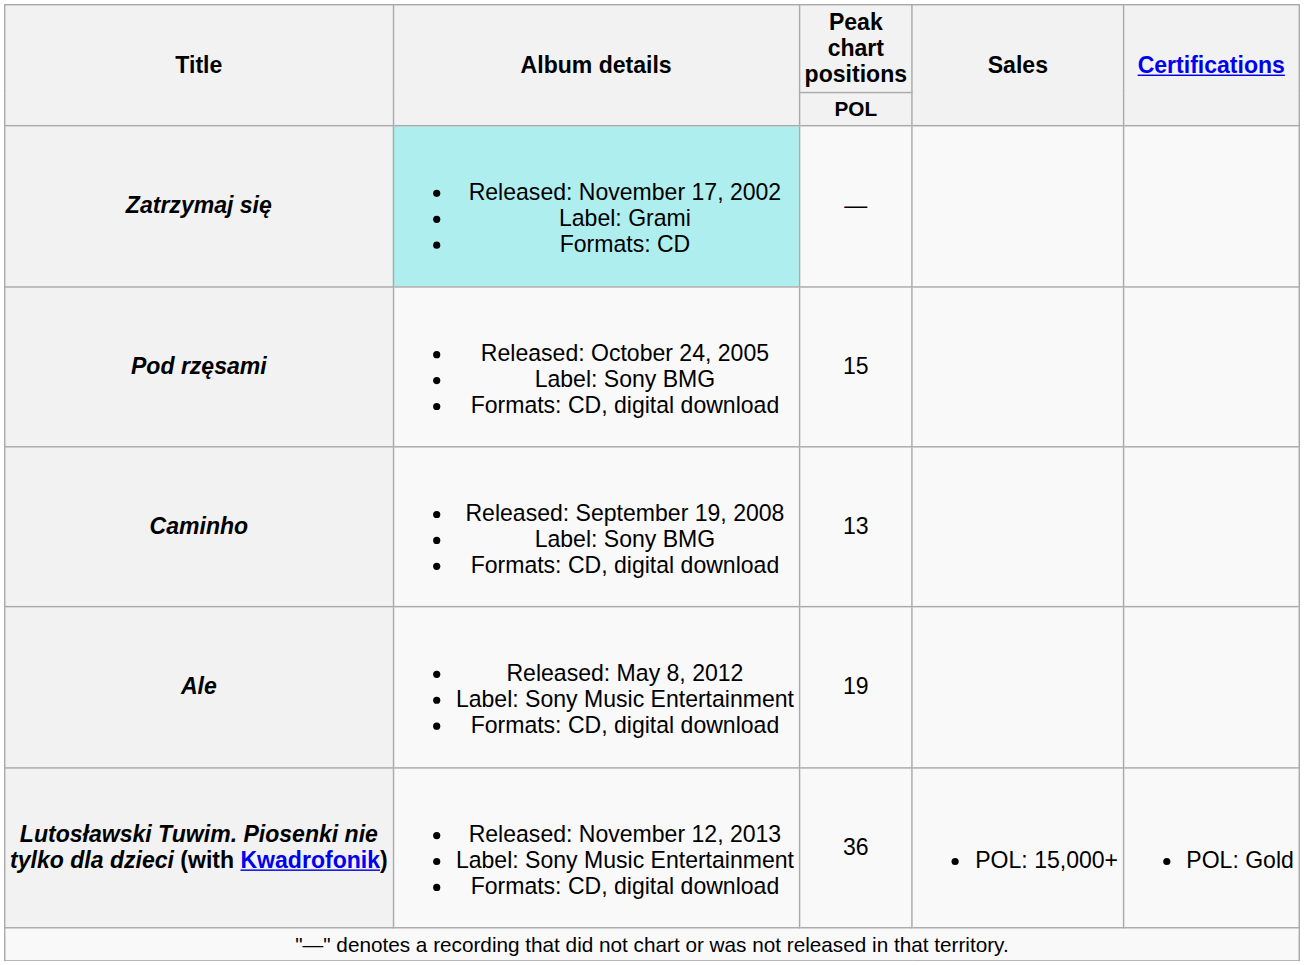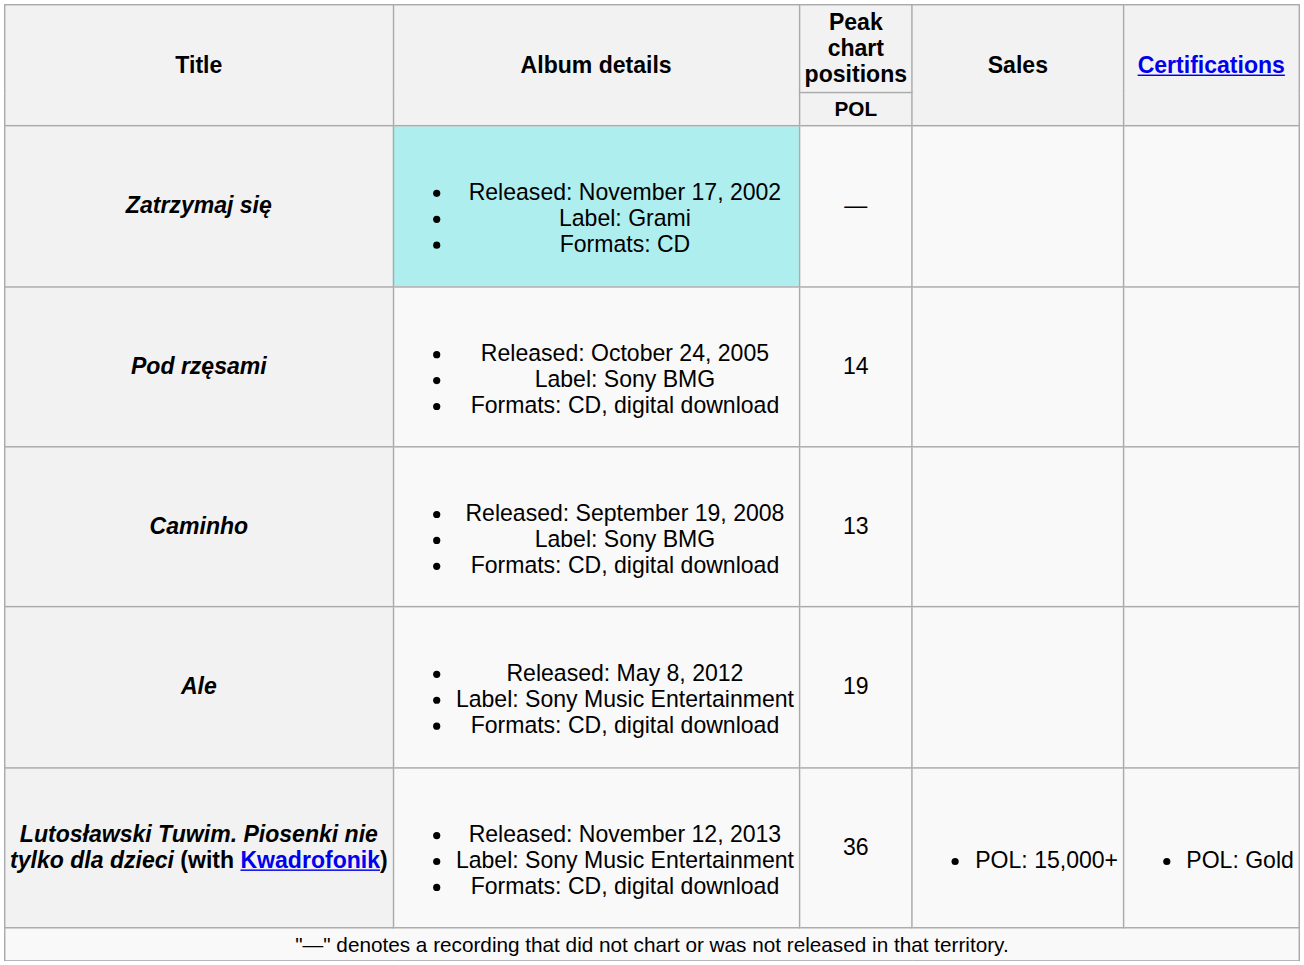(856, 366) 15 -> (856, 366) 14
